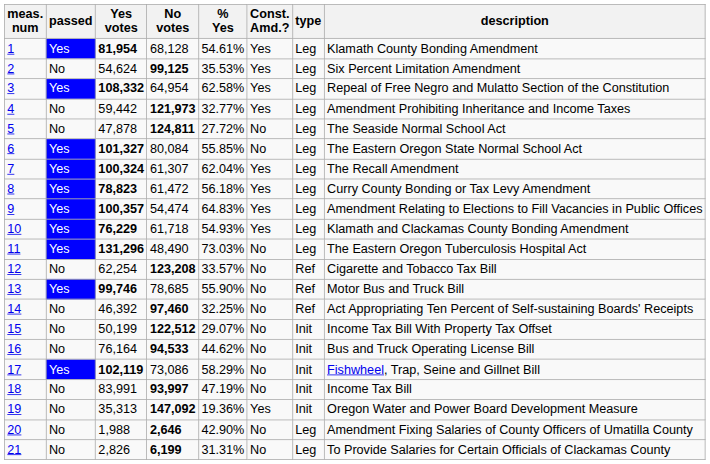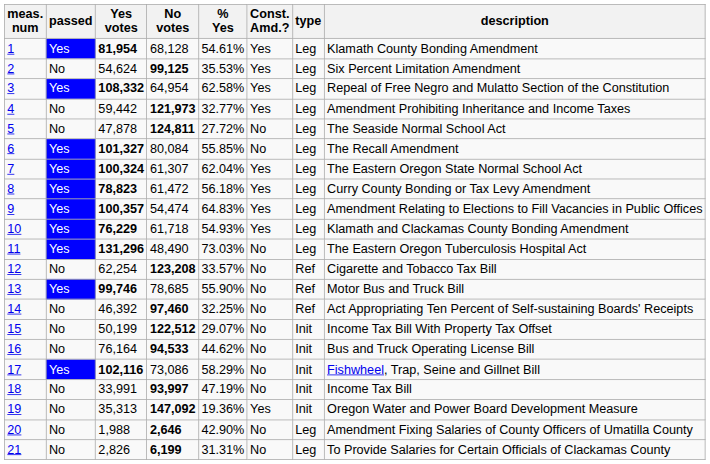(455, 149) The Eastern Oregon State Normal School Act -> (393, 149) The Recall Amendment
(393, 169) The Recall Amendment -> (455, 169) The Eastern Oregon State Normal School Act
(121, 369) 102,119 -> (121, 369) 102,116
(118, 389) 83,991 -> (118, 389) 33,991
